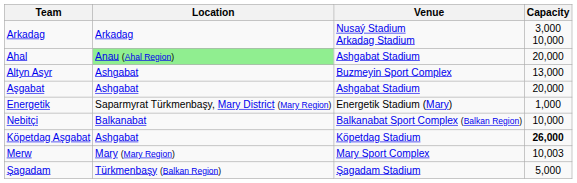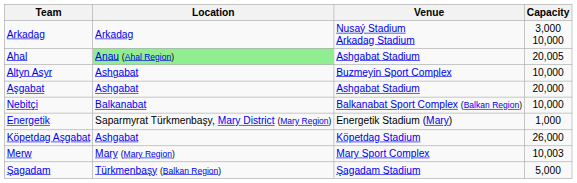(548, 56) 20,000 -> (548, 56) 20,005
(548, 72) 13,000 -> (548, 72) 10,000
rows swapped: (22, 121) <-> (28, 105)
(548, 137) bold -> (548, 137) normal
